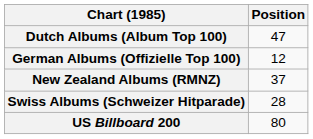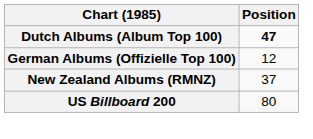(278, 36) normal -> (269, 36) bold
- row: (126, 101)
